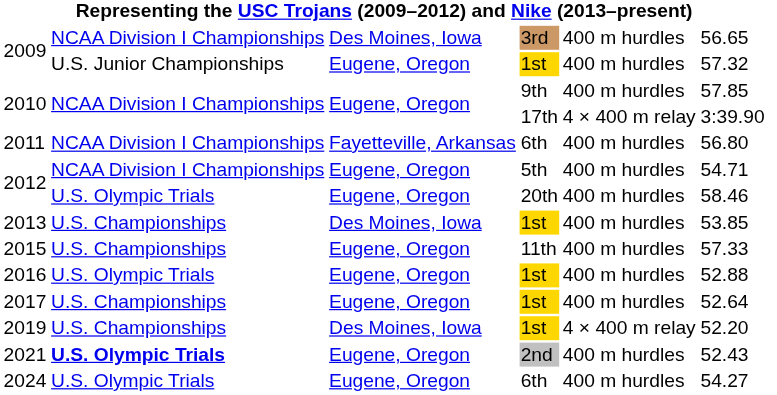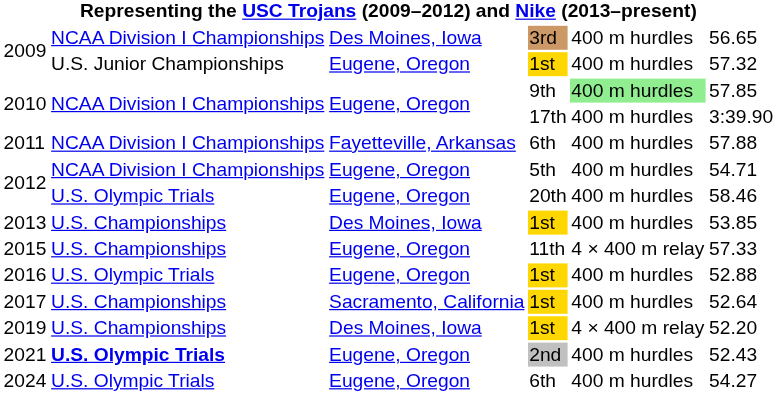(624, 90) no background -> (632, 90) lightgreen background
(629, 116) 4 × 400 m relay -> (632, 116) 400 m hurdles
(725, 143) 56.80 -> (733, 143) 57.88
(624, 248) 400 m hurdles -> (638, 248) 4 × 400 m relay
(400, 301) Eugene, Oregon -> (427, 301) Sacramento, California
